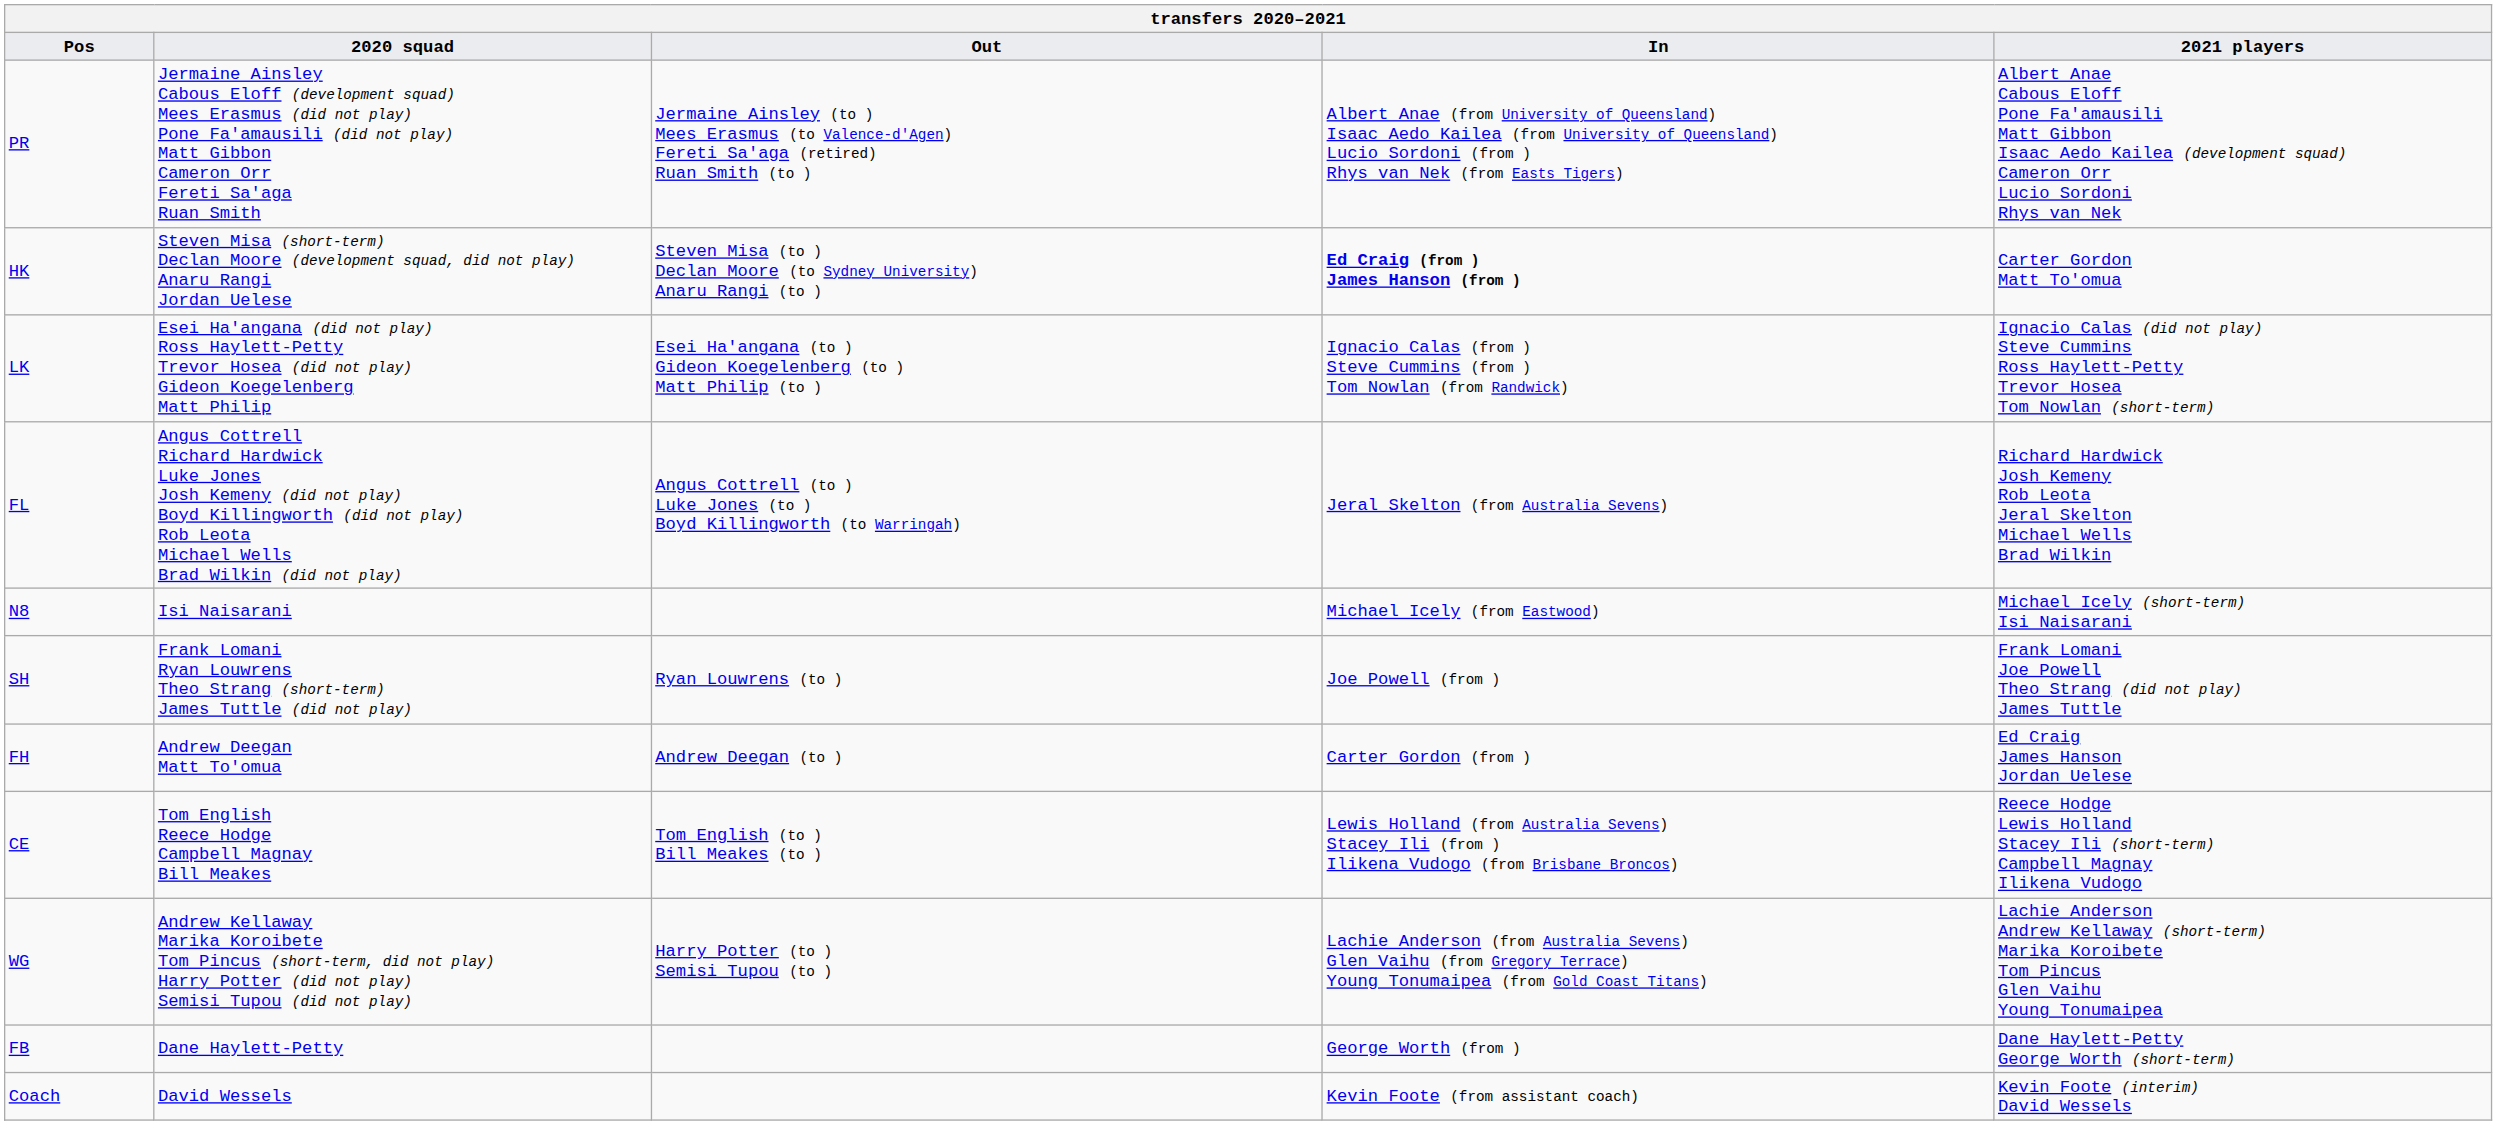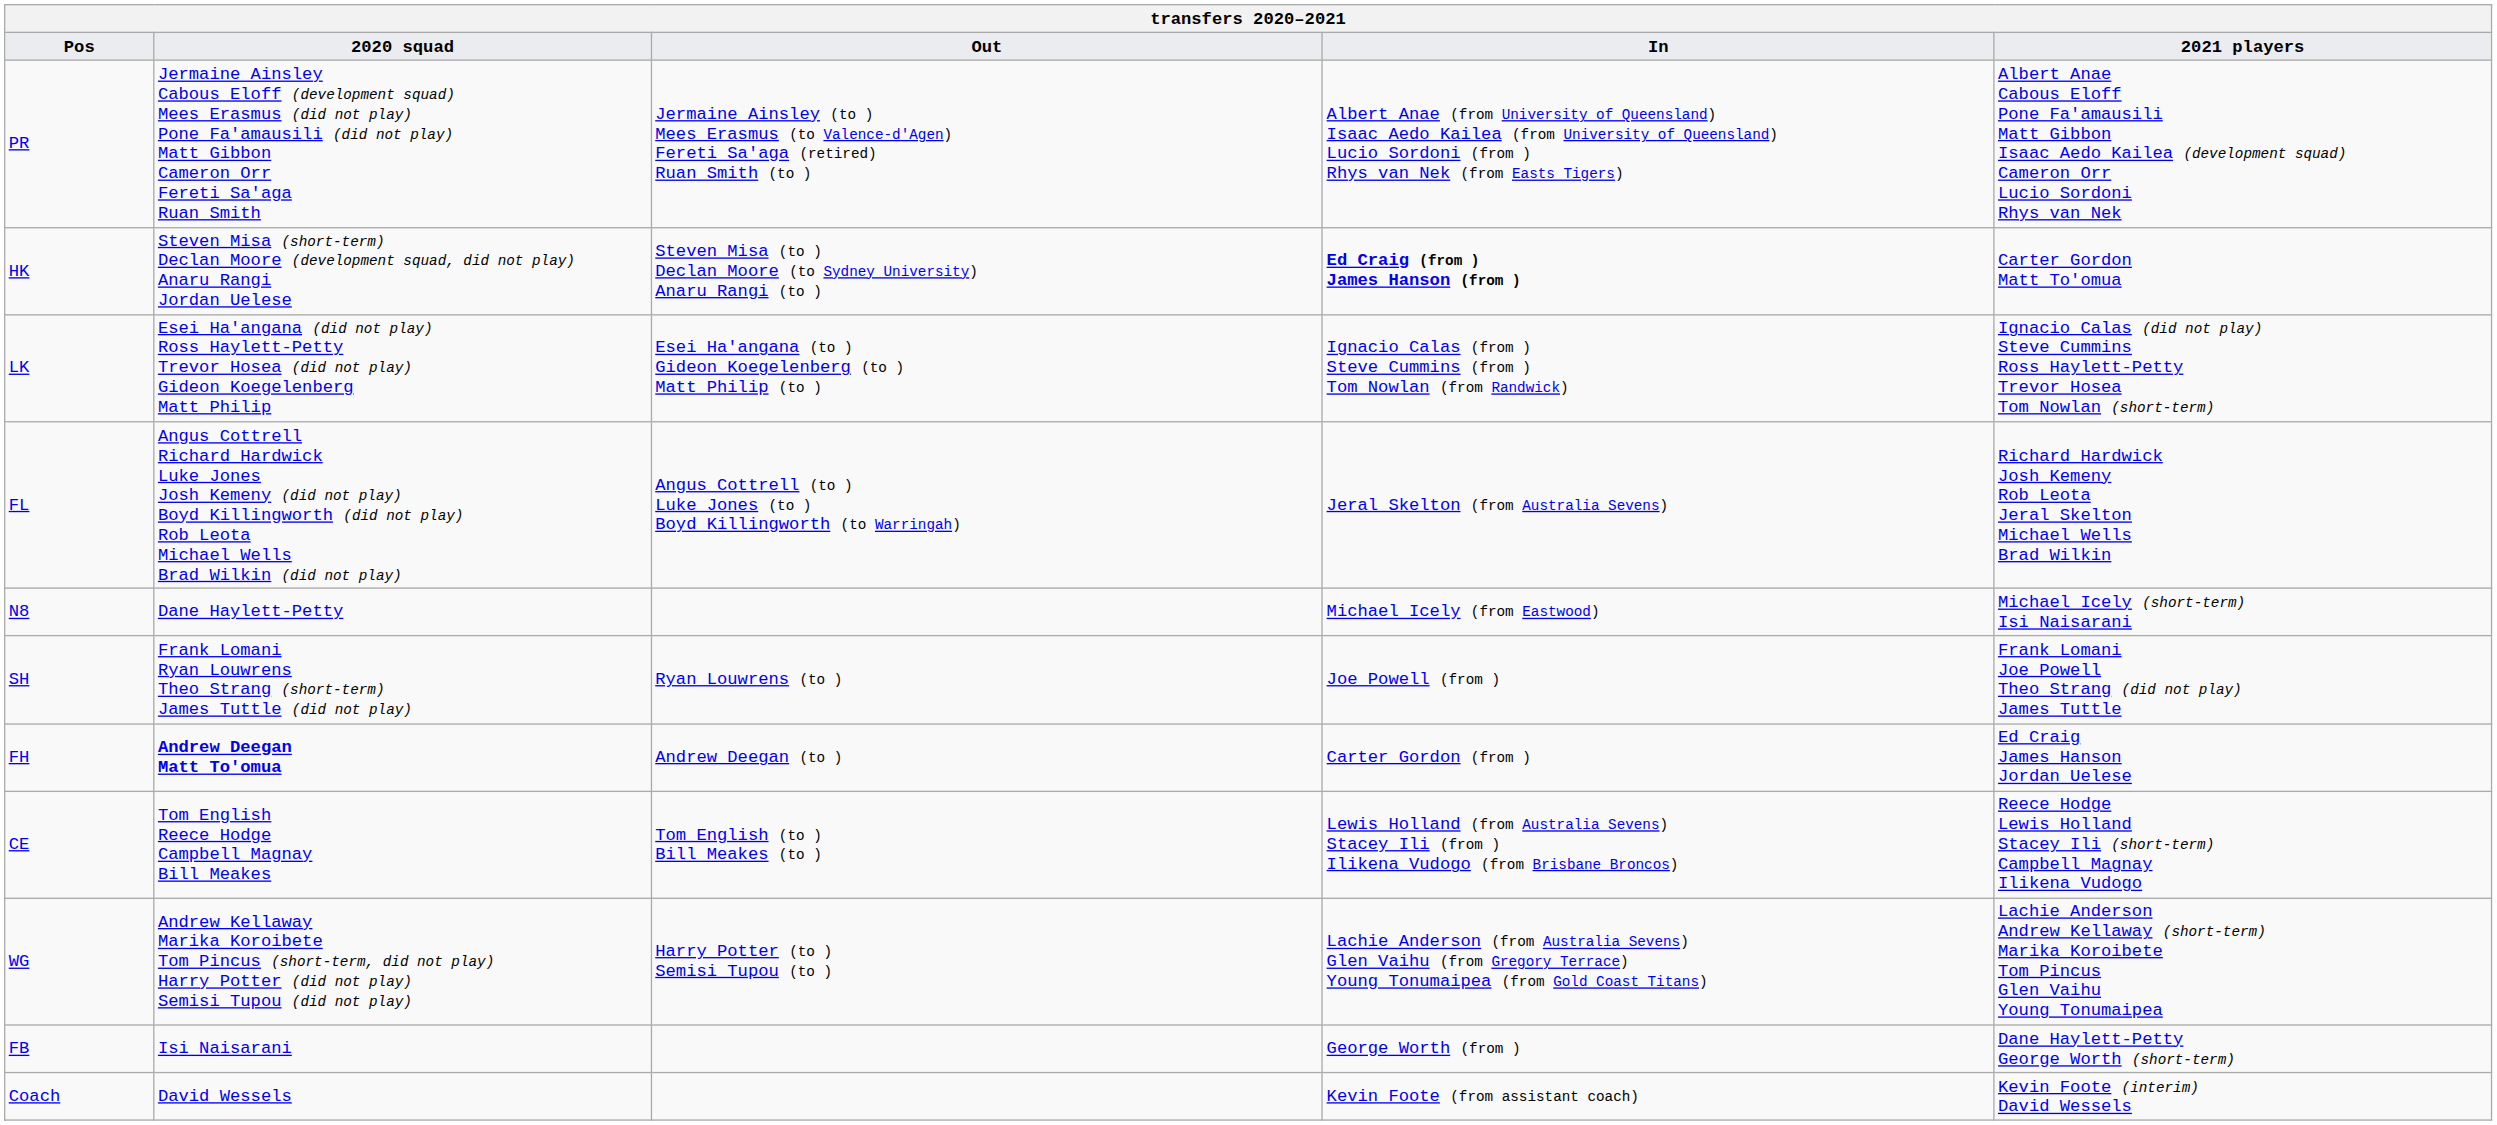(225, 612) Isi Naisarani -> (251, 612) Dane Haylett-Petty
(225, 757) normal -> (225, 757) bold
(251, 1049) Dane Haylett-Petty -> (225, 1049) Isi Naisarani
